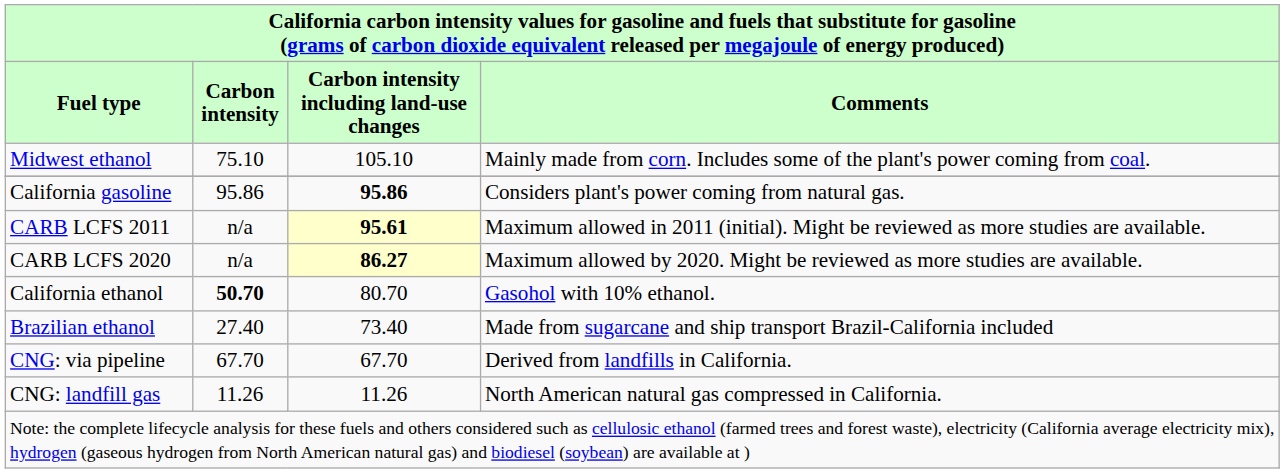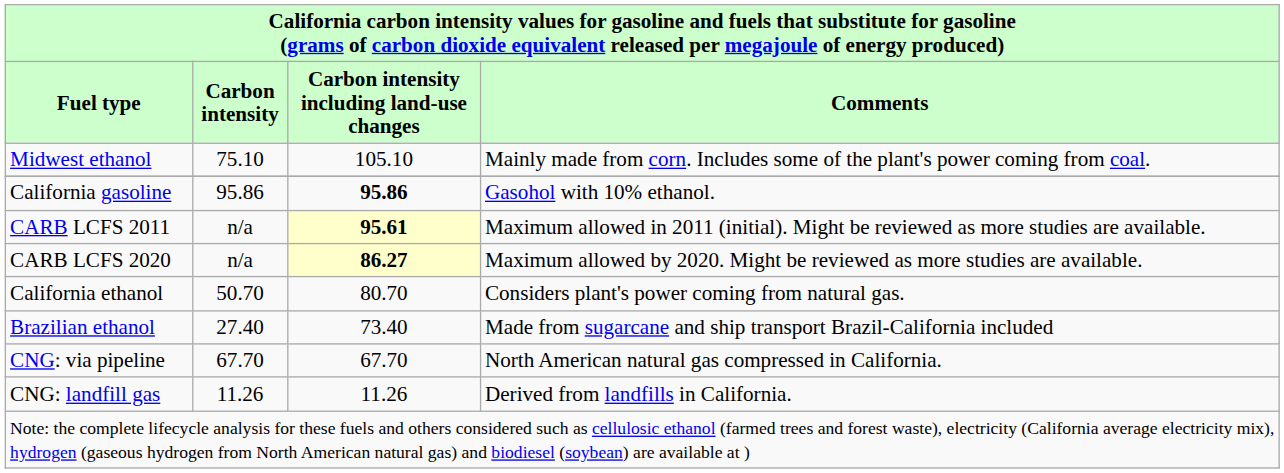(695, 193) Considers plant's power coming from natural gas. -> (600, 193) Gasohol with 10% ethanol.
(240, 293) bold -> (240, 293) normal
(600, 293) Gasohol with 10% ethanol. -> (695, 293) Considers plant's power coming from natural gas.
(638, 360) Derived from landfills in California. -> (713, 360) North American natural gas compressed in California.
(713, 393) North American natural gas compressed in California. -> (638, 393) Derived from landfills in California.
